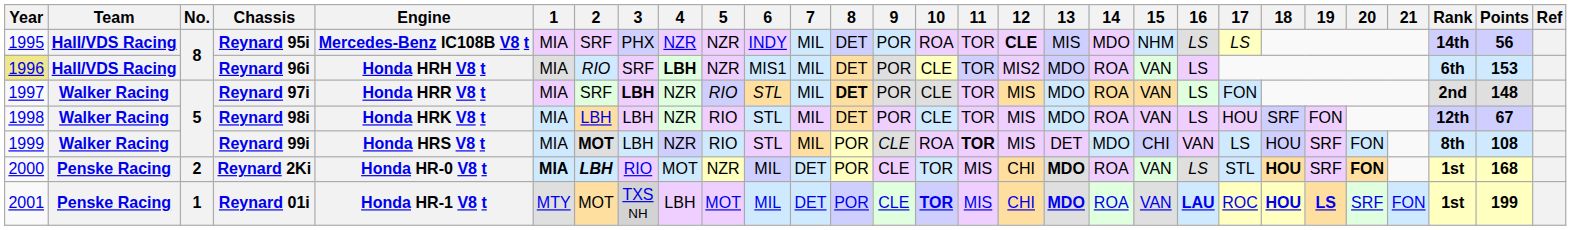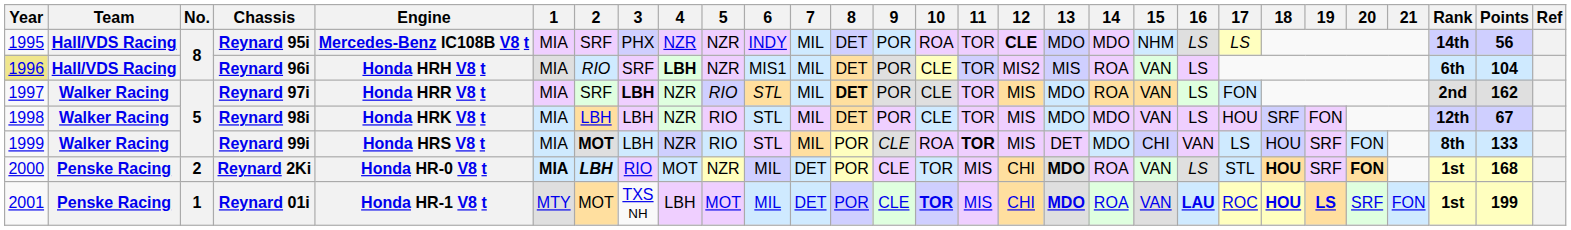(1066, 42) MIS -> (1066, 42) MDO
(1066, 67) MDO -> (1066, 67) MIS
(1504, 67) 153 -> (1504, 67) 104
(1504, 93) 148 -> (1504, 93) 162
(1111, 118) ROA -> (1111, 118) MDO
(1504, 143) 108 -> (1504, 143) 133
(638, 202) lightgrey background -> (638, 202) no background
